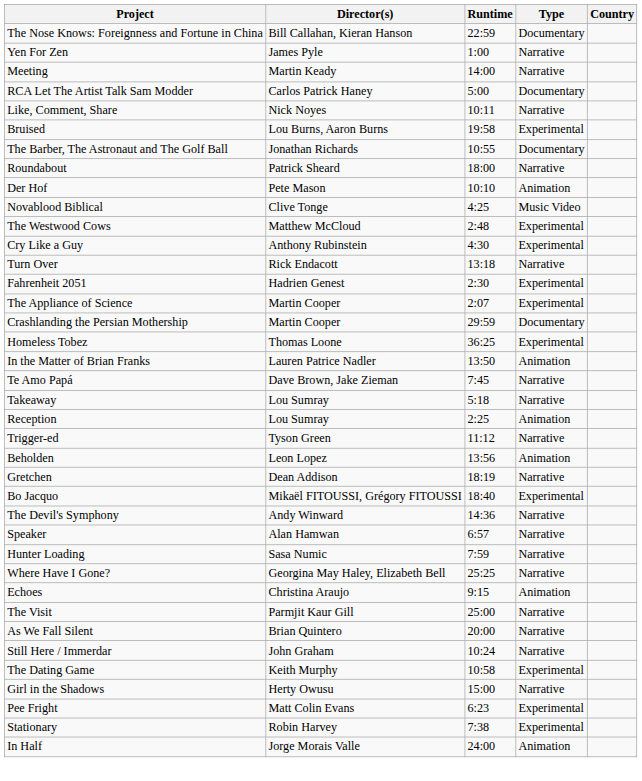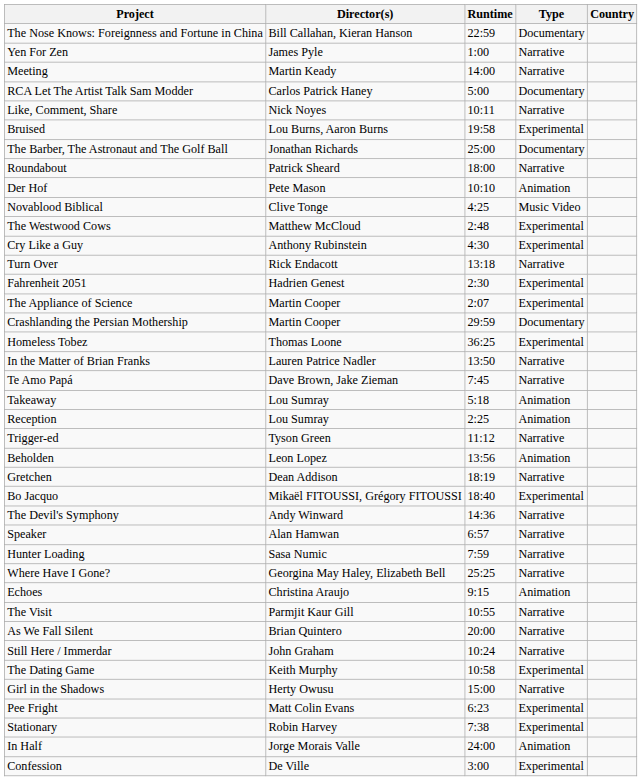(481, 149) 10:55 -> (481, 149) 25:00
(544, 361) Animation -> (541, 361) Narrative
(541, 399) Narrative -> (544, 399) Animation
(481, 611) 25:00 -> (481, 611) 10:55
+ row: (35, 766)
